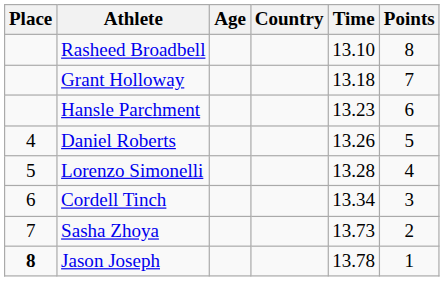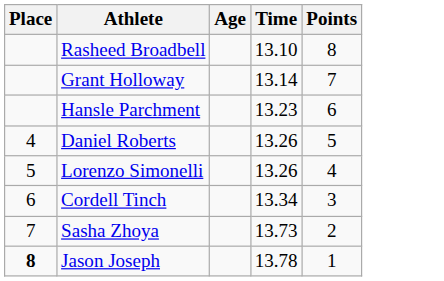- column: (289, 19)
(354, 79) 13.18 -> (276, 79) 13.14
(354, 170) 13.28 -> (276, 170) 13.26
